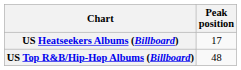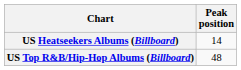(216, 40) 17 -> (216, 40) 14
